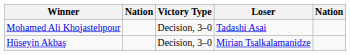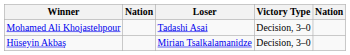columns swapped: (185, 12) <-> (263, 12)
